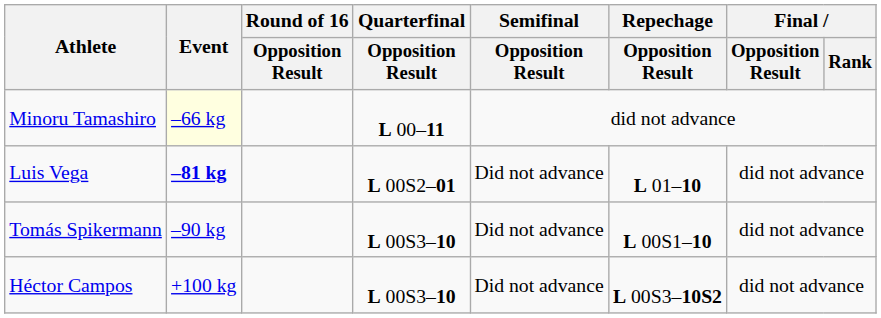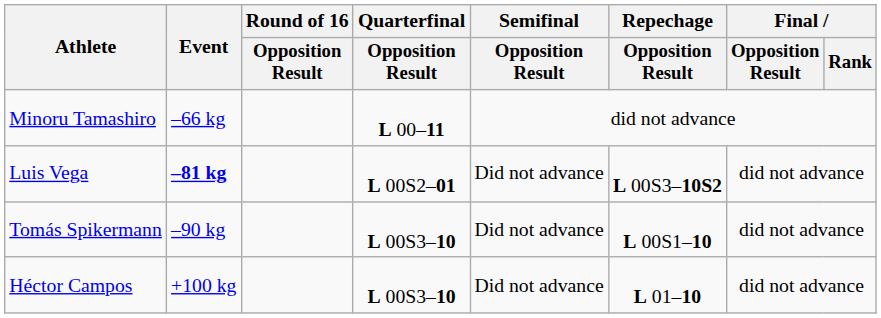(198, 118) lightyellow background -> (198, 118) no background
(667, 185) L 01–10 -> (667, 185) L 00S3–10S2
(667, 297) L 00S3–10S2 -> (667, 297) L 01–10
